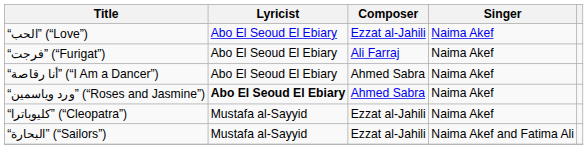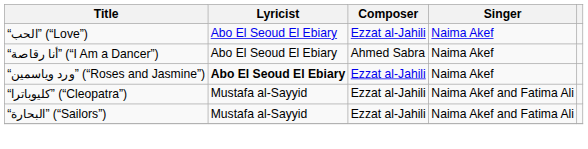- row: (56, 54)
(388, 93) Ahmed Sabra -> (388, 73) Ezzat al-Jahili
(462, 113) Naima Akef -> (503, 93) Naima Akef and Fatima Ali
